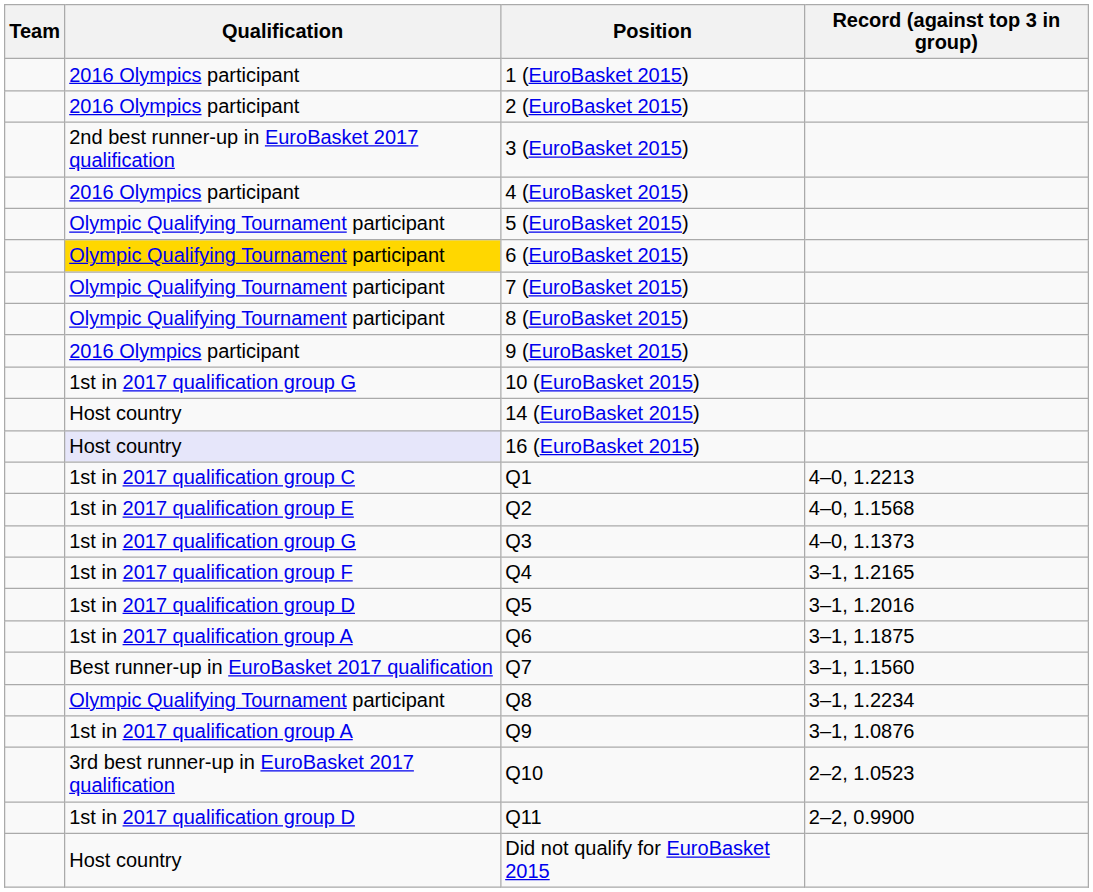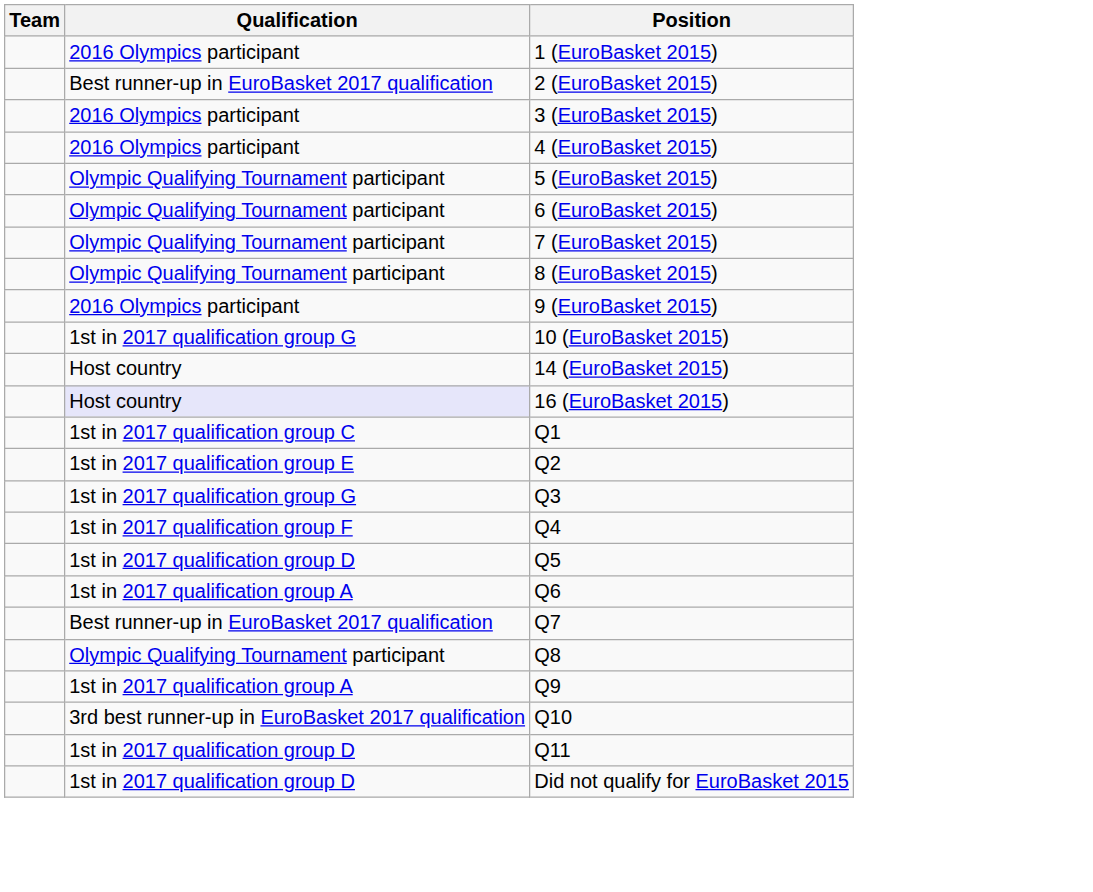- column: (946, 31)
(184, 106) 2016 Olympics participant -> (281, 83) Best runner-up in EuroBasket 2017 qualification
(244, 149) 2nd best runner-up in EuroBasket 2017 qualification -> (184, 115) 2016 Olympics participant
(257, 255) gold background -> (257, 210) no background
(125, 860) Host country -> (212, 781) 1st in 2017 qualification group D
